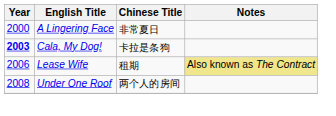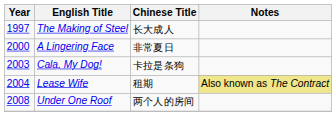+ row: (83, 28)
(18, 47) bold -> (18, 65) normal
(18, 65) 2006 -> (18, 83) 2004
